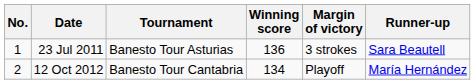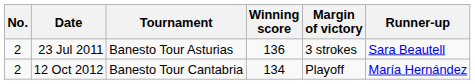(18, 49) 1 -> (18, 49) 2
